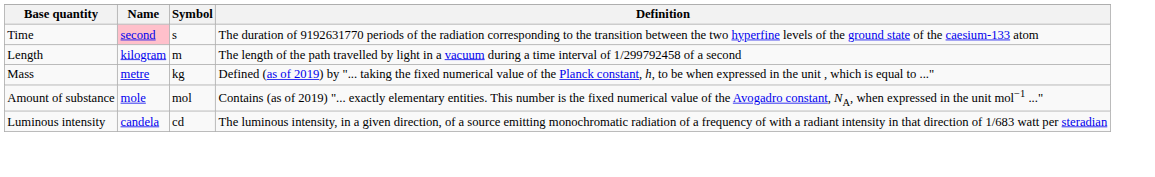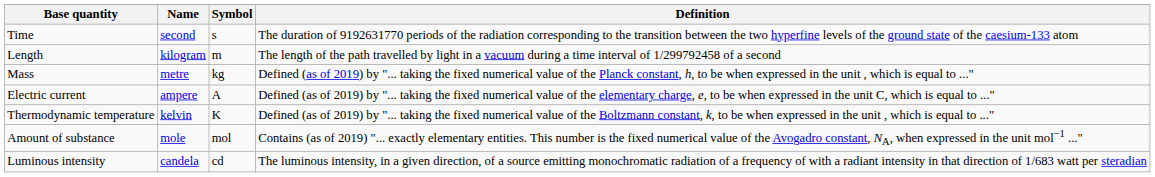(138, 34) pink background -> (178, 34) no background
+ row: (46, 94)
+ row: (81, 114)
